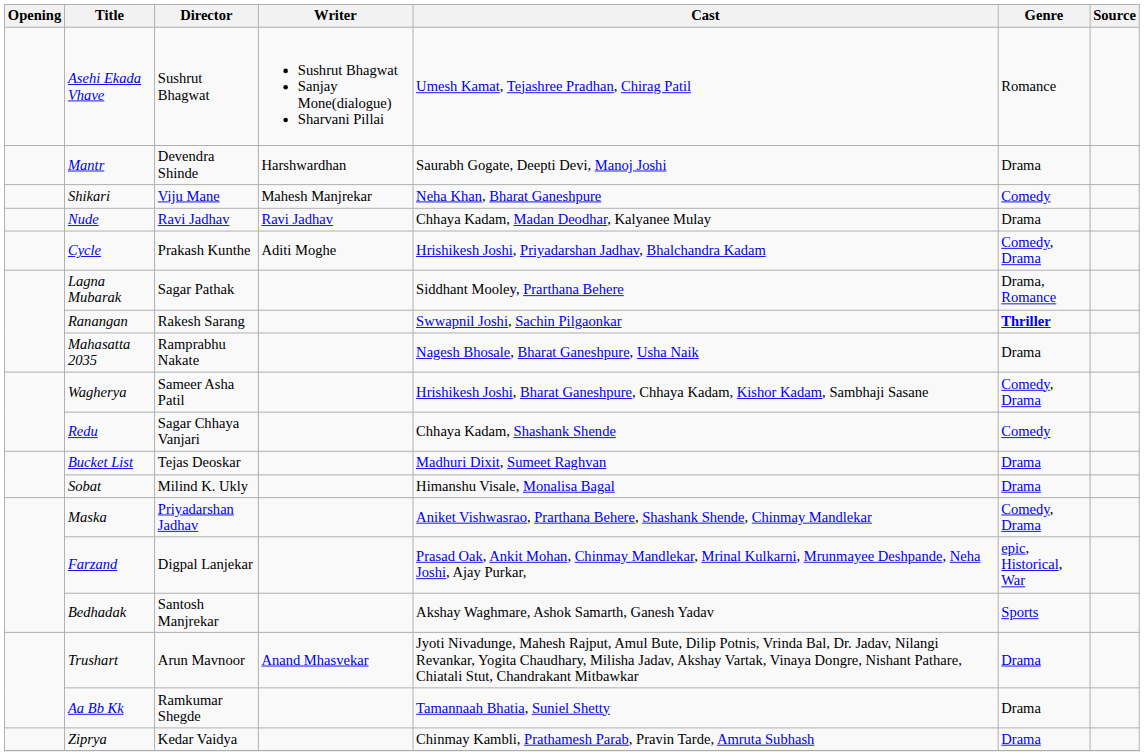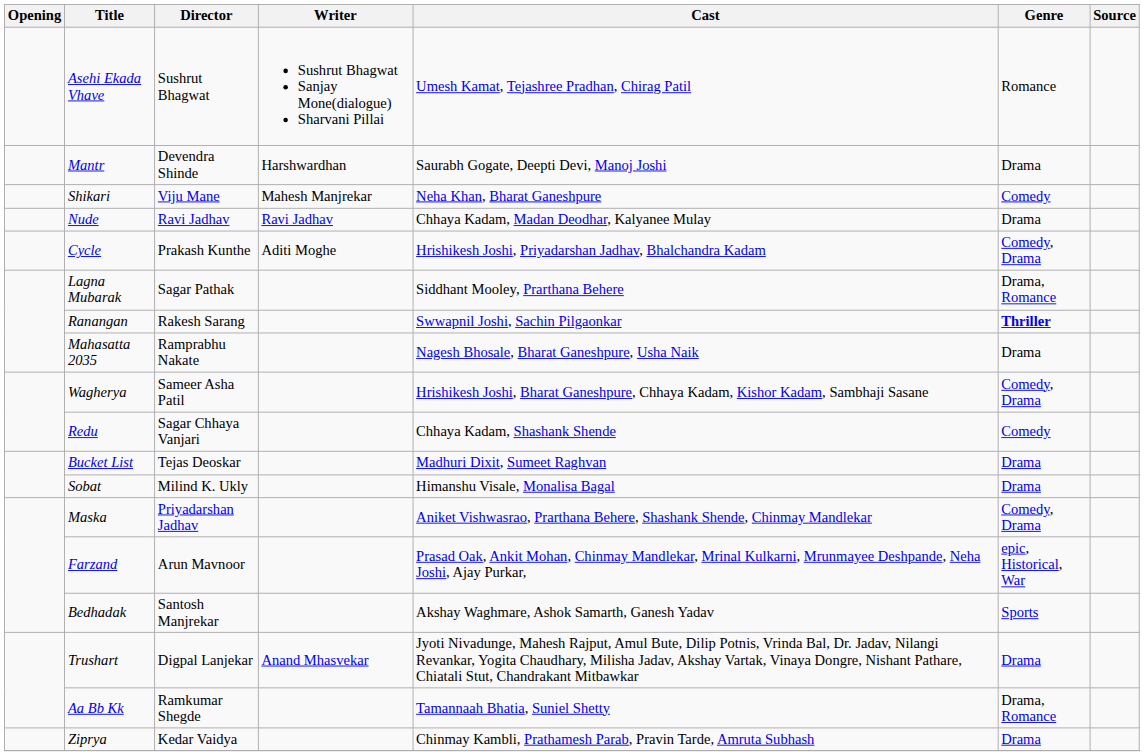(205, 565) Digpal Lanjekar -> (201, 565) Arun Mavnoor
(201, 660) Arun Mavnoor -> (205, 660) Digpal Lanjekar
(1021, 707) Drama -> (1029, 707) Drama, Romance
